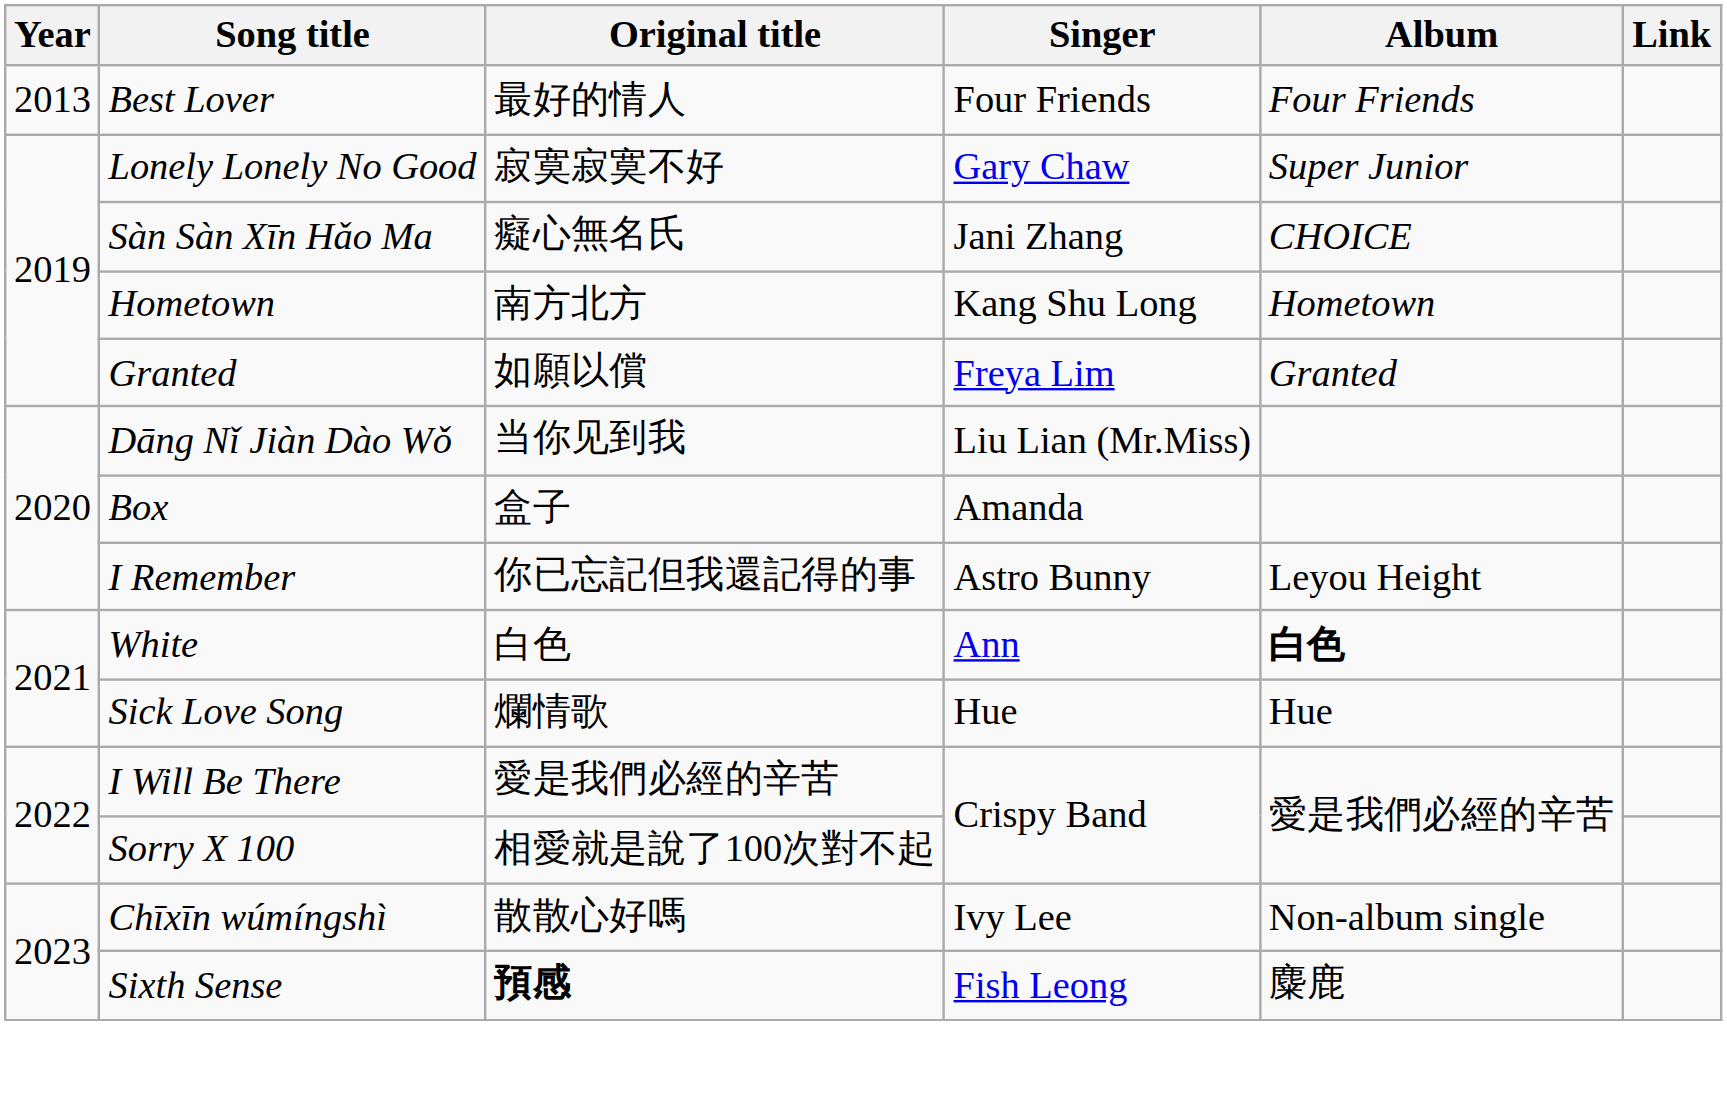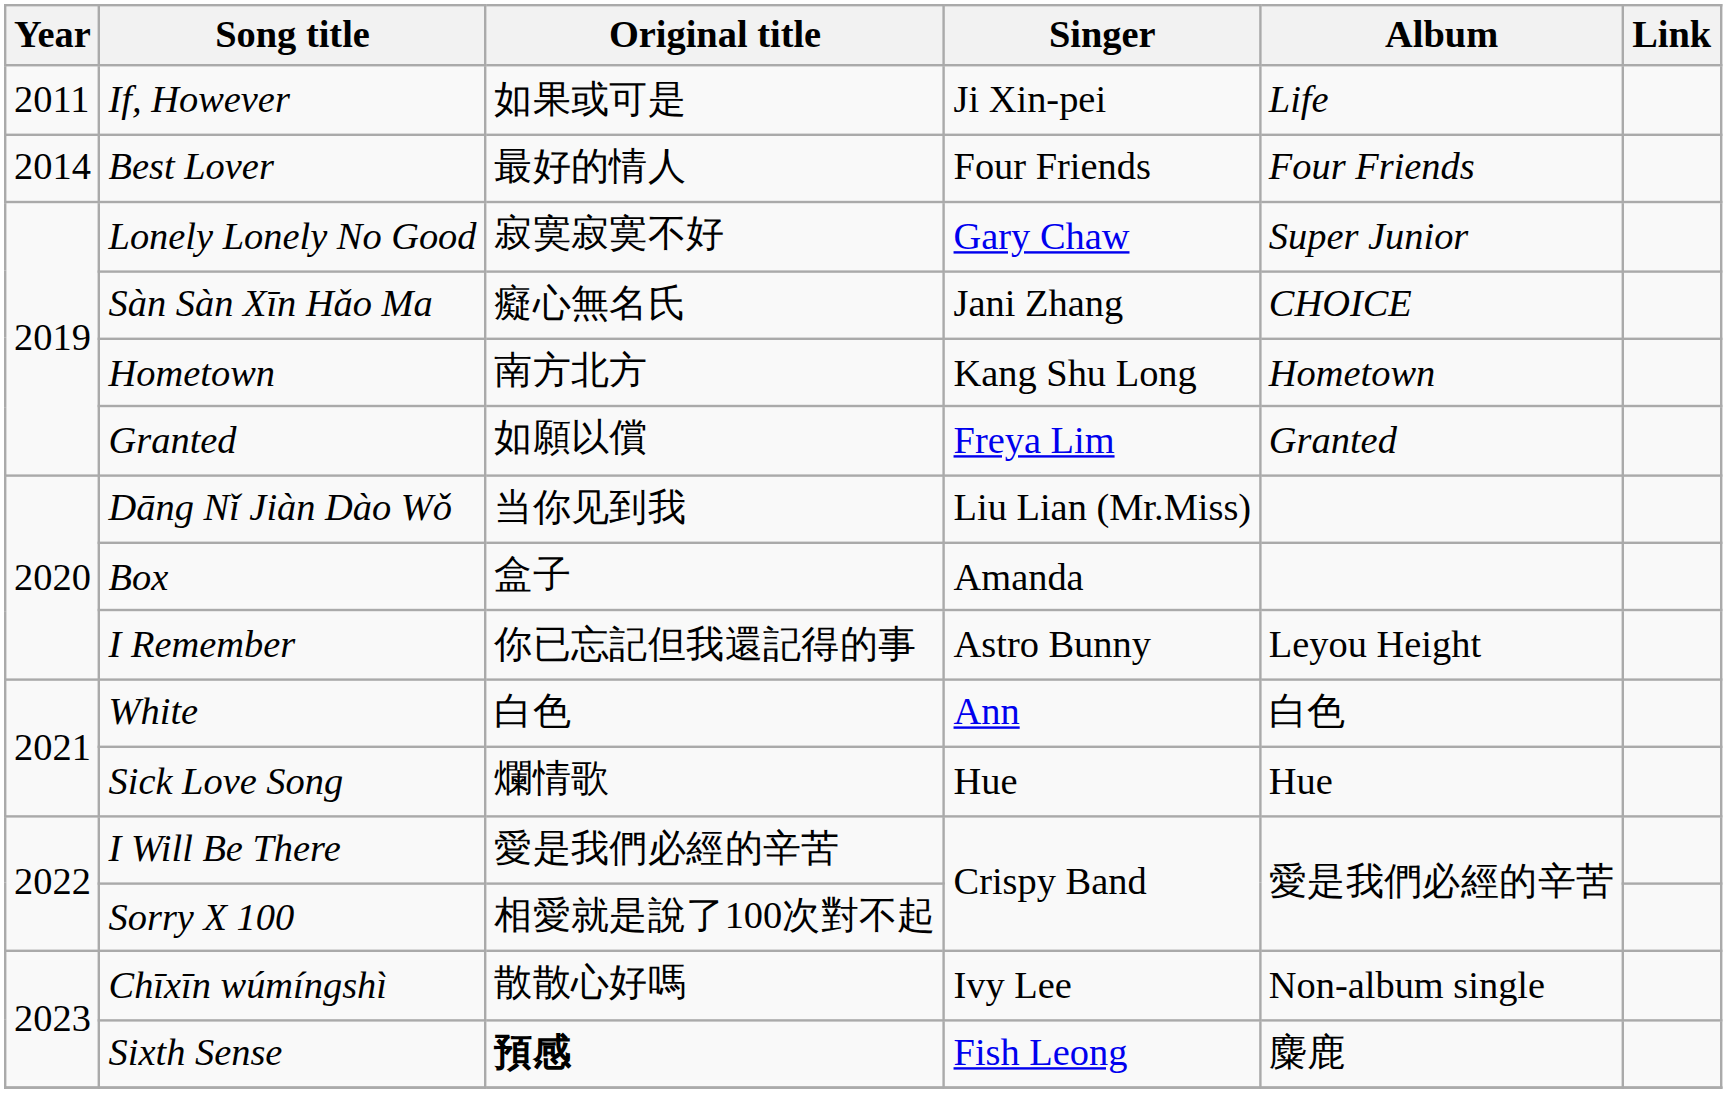+ row: (199, 99)
(52, 99) 2013 -> (52, 167) 2014
(1307, 643) bold -> (1307, 711) normal
